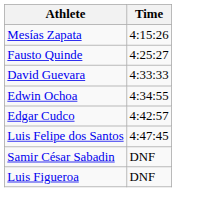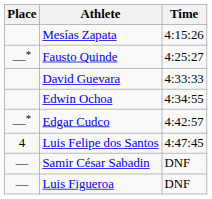+ column: (22, 14)
